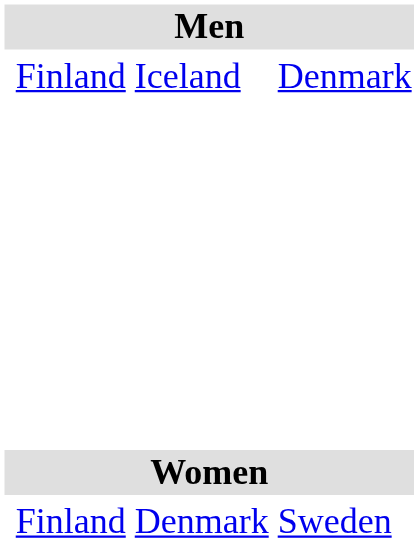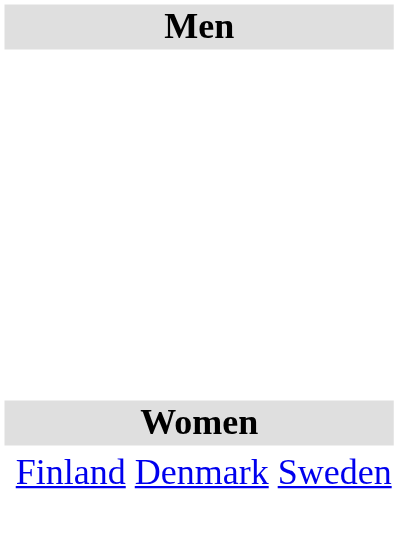- row: (188, 75)
